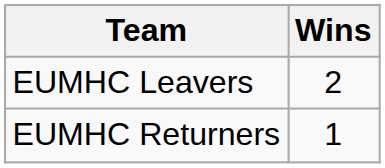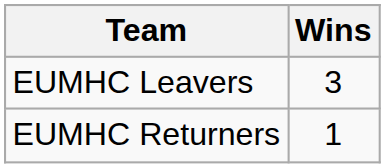(333, 82) 2 -> (333, 82) 3
